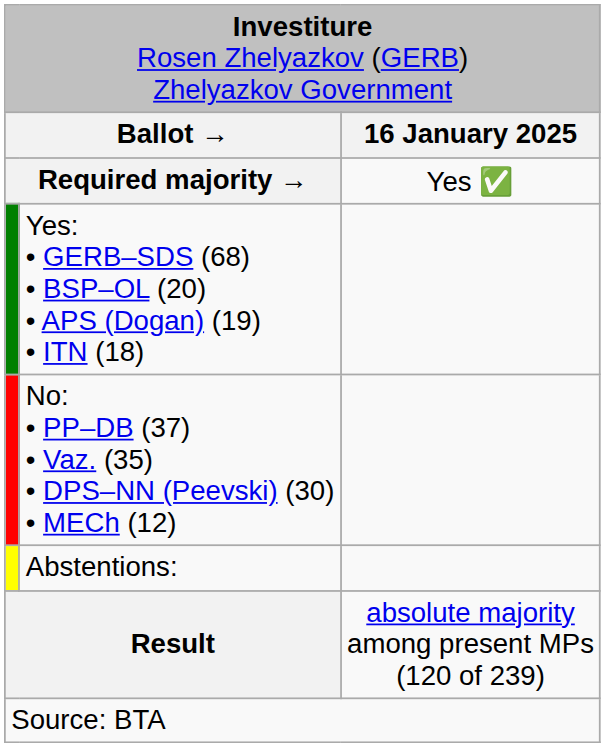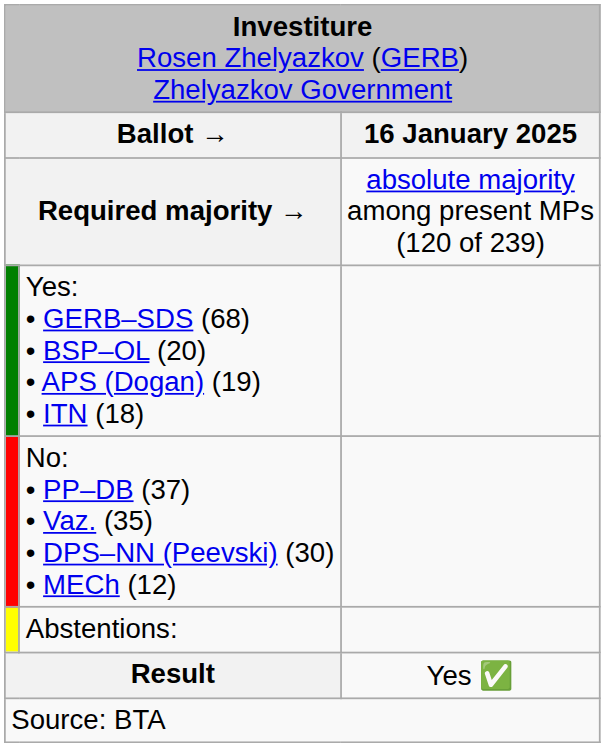(471, 180) Yes ✅ -> (471, 210) absolute majority among present MPs (120 of 239)
(471, 643) absolute majority among present MPs (120 of 239) -> (471, 674) Yes ✅
